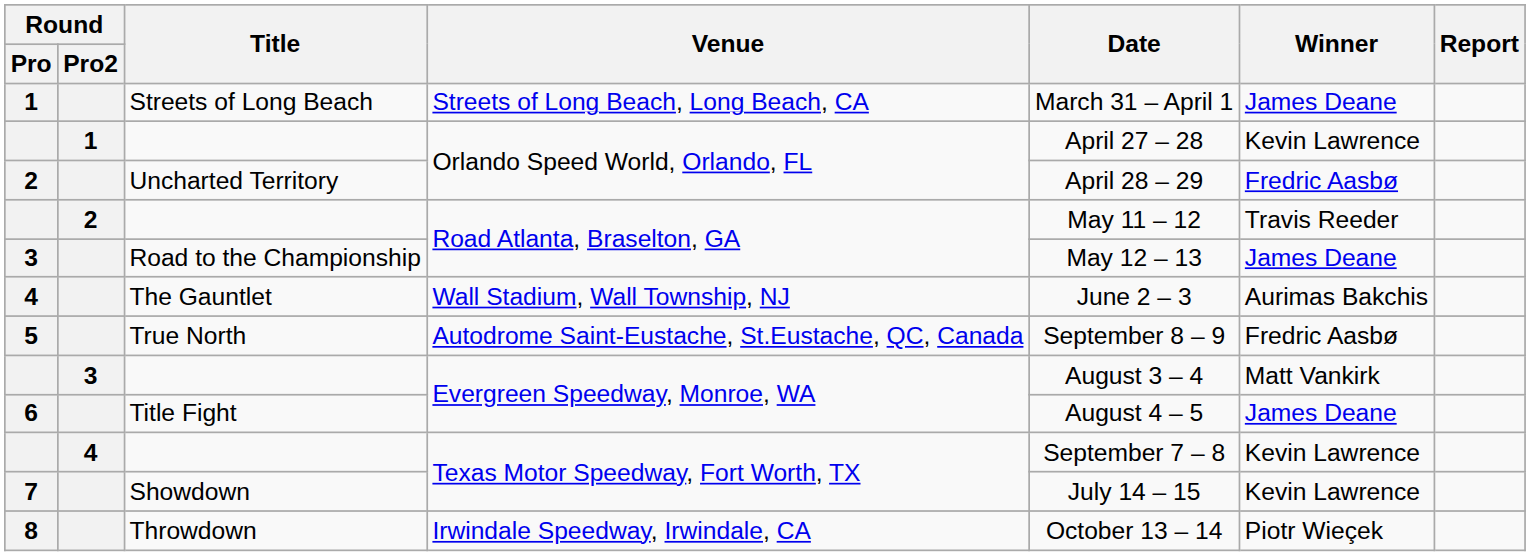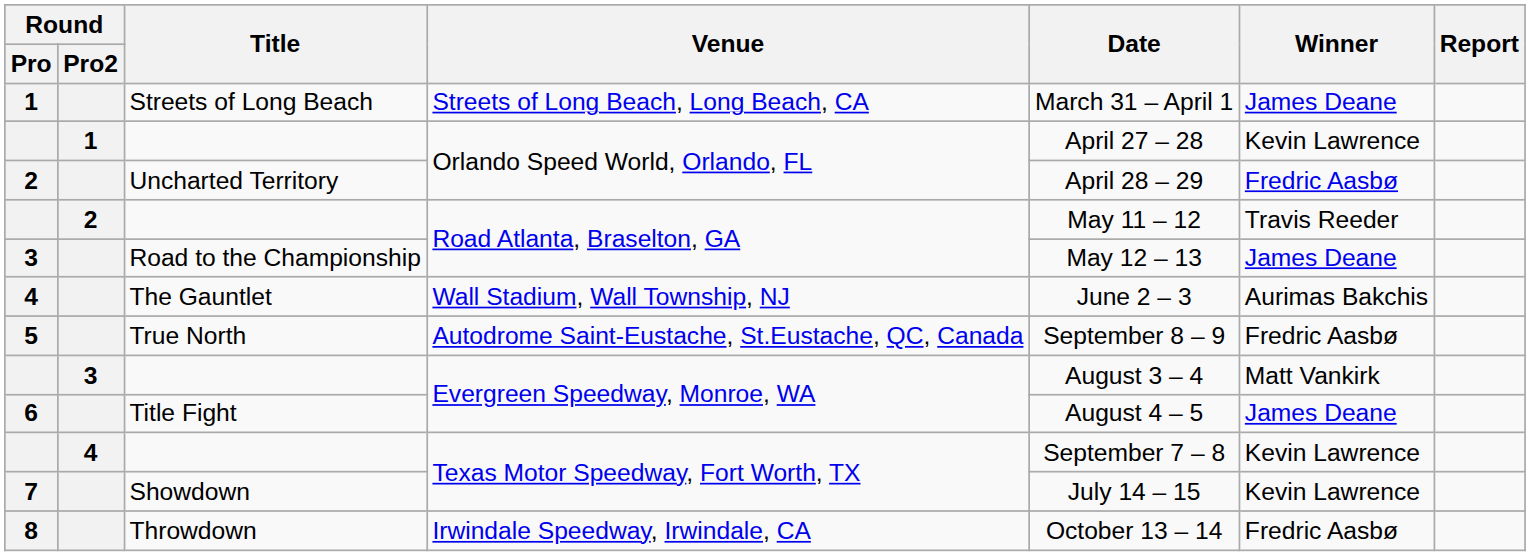(1314, 530) Piotr Wieçek -> (1321, 530) Fredric Aasbø
